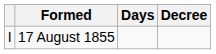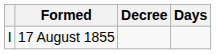columns swapped: (138, 15) <-> (184, 15)
